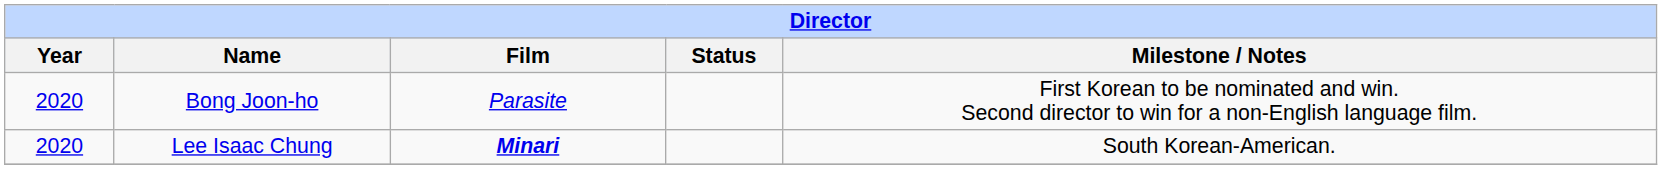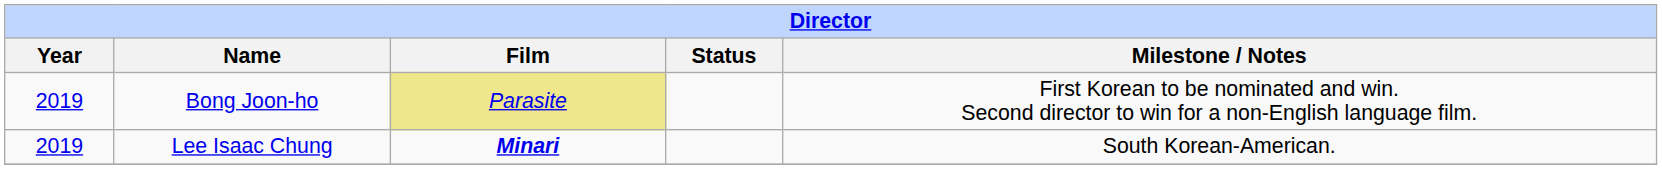(59, 100) 2020 -> (59, 100) 2019
(528, 100) no background -> (528, 100) khaki background
(59, 146) 2020 -> (59, 146) 2019
